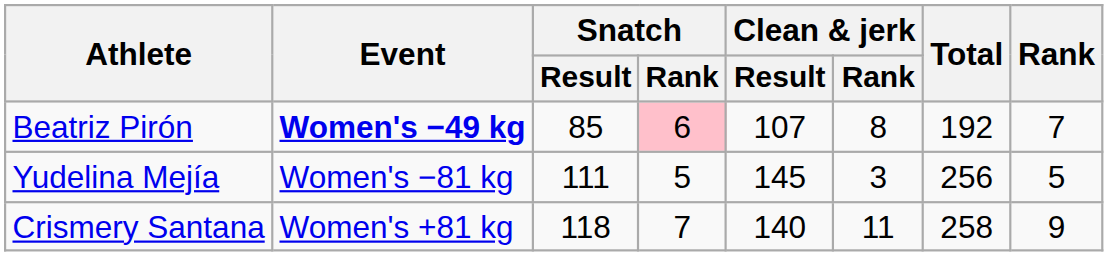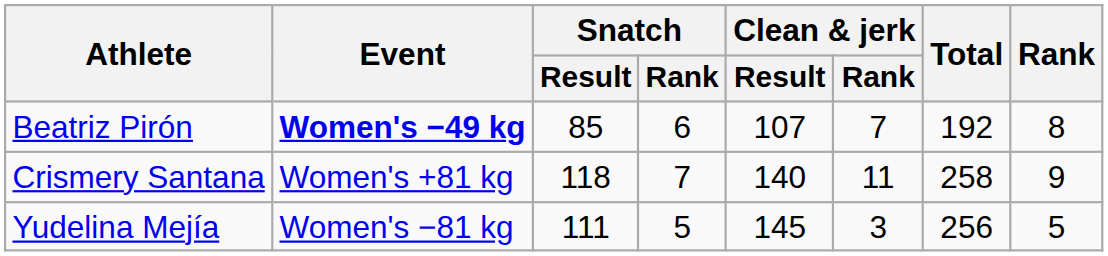(682, 127) pink background -> (682, 127) no background
(878, 127) 8 -> (878, 127) 7
(1056, 127) 7 -> (1056, 127) 8
rows swapped: (116, 177) <-> (139, 227)
